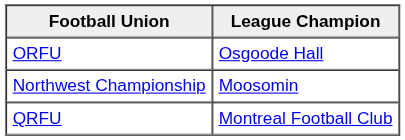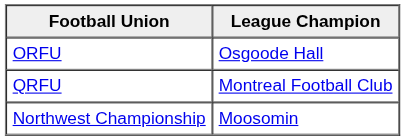rows swapped: (37, 118) <-> (109, 86)
